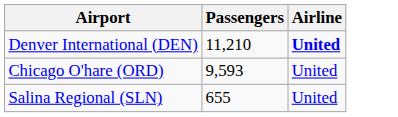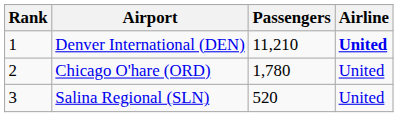+ column: (28, 17)
(224, 71) 9,593 -> (271, 71) 1,780
(218, 97) 655 -> (265, 97) 520
